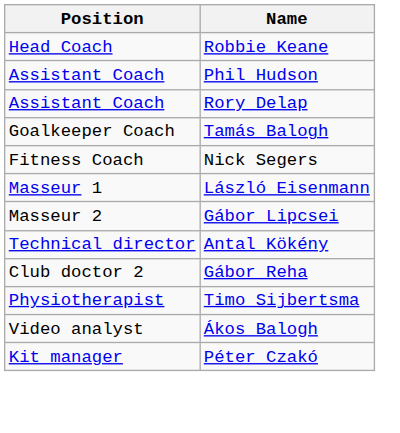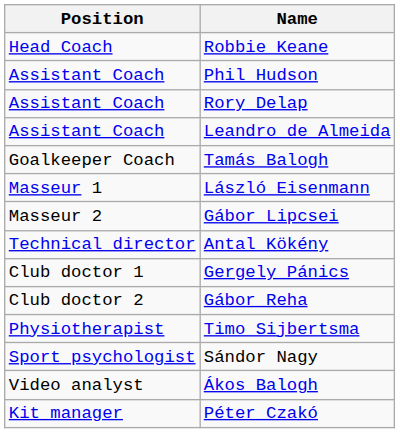+ row: (297, 131)
- row: (261, 160)
+ row: (276, 272)
+ row: (261, 357)
